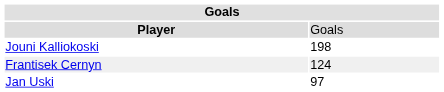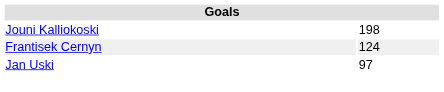- row: (156, 29)
